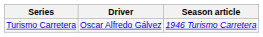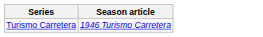- column: (121, 11)
